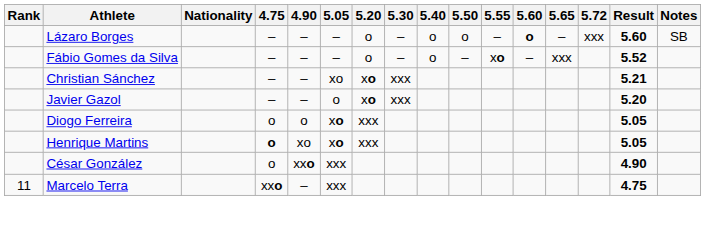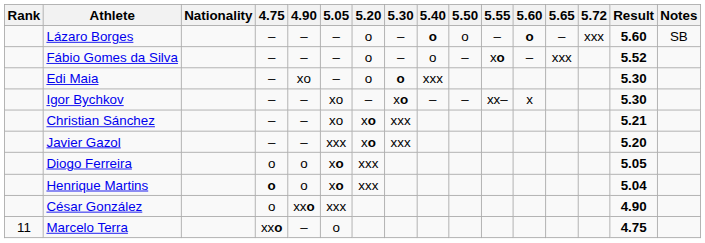(433, 36) normal -> (433, 36) bold
+ row: (72, 79)
+ row: (85, 100)
(336, 100) o -> (336, 142) xxx
(304, 142) xo -> (304, 185) o
(634, 142) 5.05 -> (634, 185) 5.04
(336, 185) xxx -> (336, 227) o
